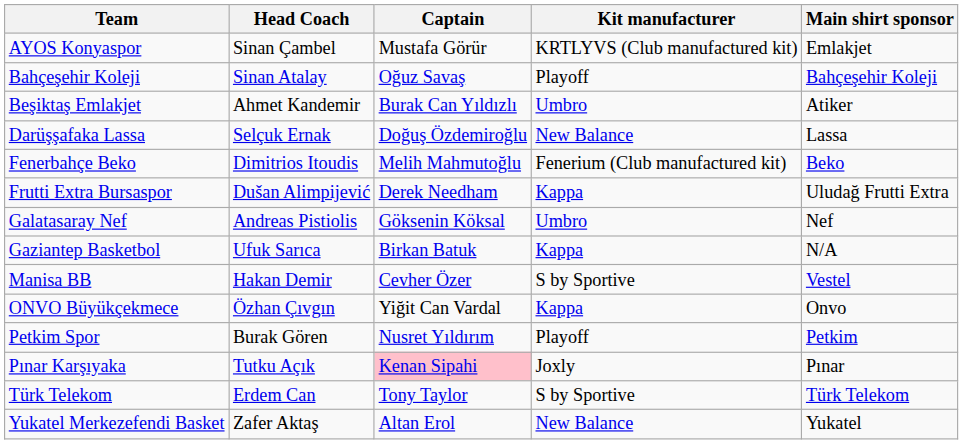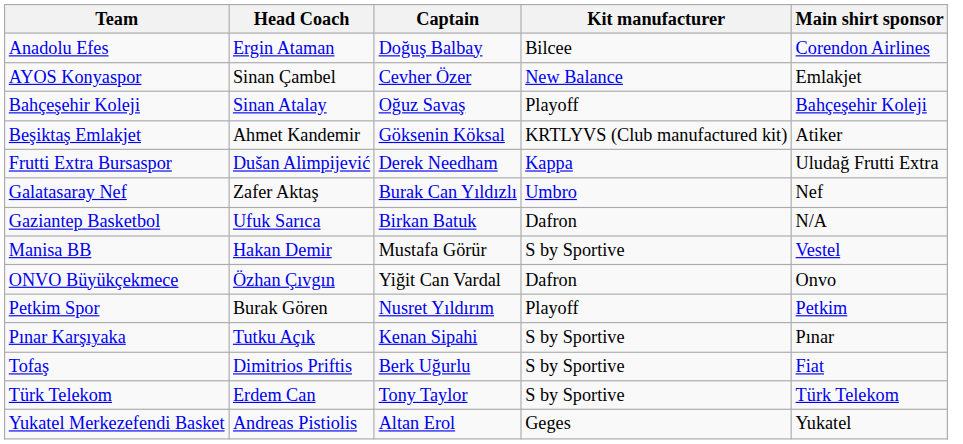+ row: (59, 47)
(433, 47) Mustafa Görür -> (425, 76) Cevher Özer
(667, 47) KRTLYVS (Club manufactured kit) -> (574, 76) New Balance
(448, 105) Burak Can Yıldızlı -> (442, 134) Göksenin Köksal
(561, 105) Umbro -> (656, 134) KRTLYVS (Club manufactured kit)
- row: (77, 134)
- row: (72, 163)
(295, 221) Andreas Pistiolis -> (276, 192) Zafer Aktaş
(442, 221) Göksenin Köksal -> (448, 192) Burak Can Yıldızlı
(559, 250) Kappa -> (551, 221) Dafron
(425, 279) Cevher Özer -> (433, 250) Mustafa Görür
(559, 308) Kappa -> (551, 279) Dafron
(428, 366) pink background -> (428, 337) no background
(555, 366) Joxly -> (575, 337) S by Sportive
+ row: (29, 366)
(276, 423) Zafer Aktaş -> (295, 423) Andreas Pistiolis
(584, 423) New Balance -> (548, 423) Geges
